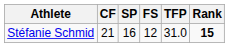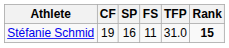(108, 33) 21 -> (108, 33) 19
(151, 33) 12 -> (151, 33) 11
